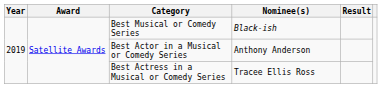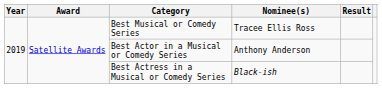(255, 28) Black-ish -> (274, 28) Tracee Ellis Ross
(274, 72) Tracee Ellis Ross -> (255, 72) Black-ish
